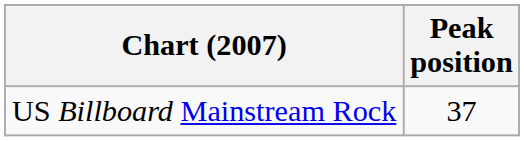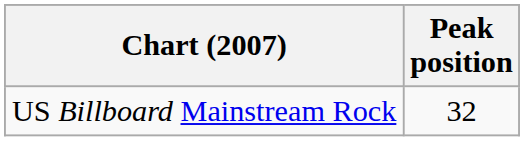(462, 110) 37 -> (462, 110) 32
